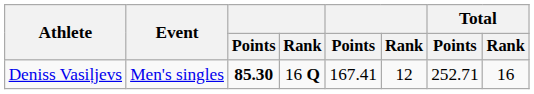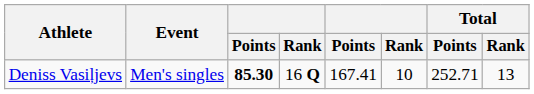(404, 74) 12 -> (404, 74) 10
(506, 74) 16 -> (506, 74) 13
